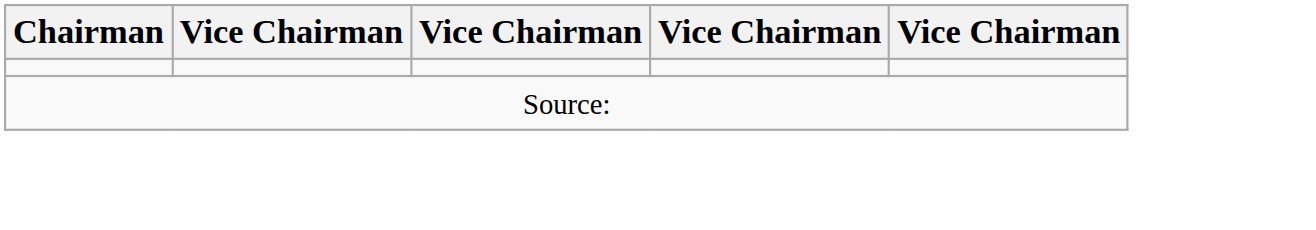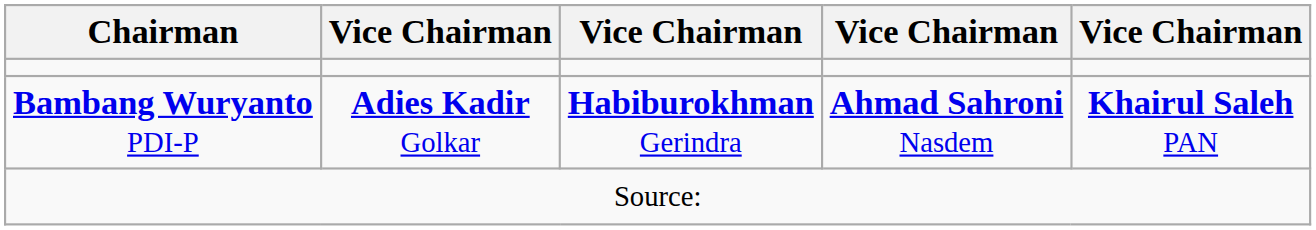+ row: (163, 121)
